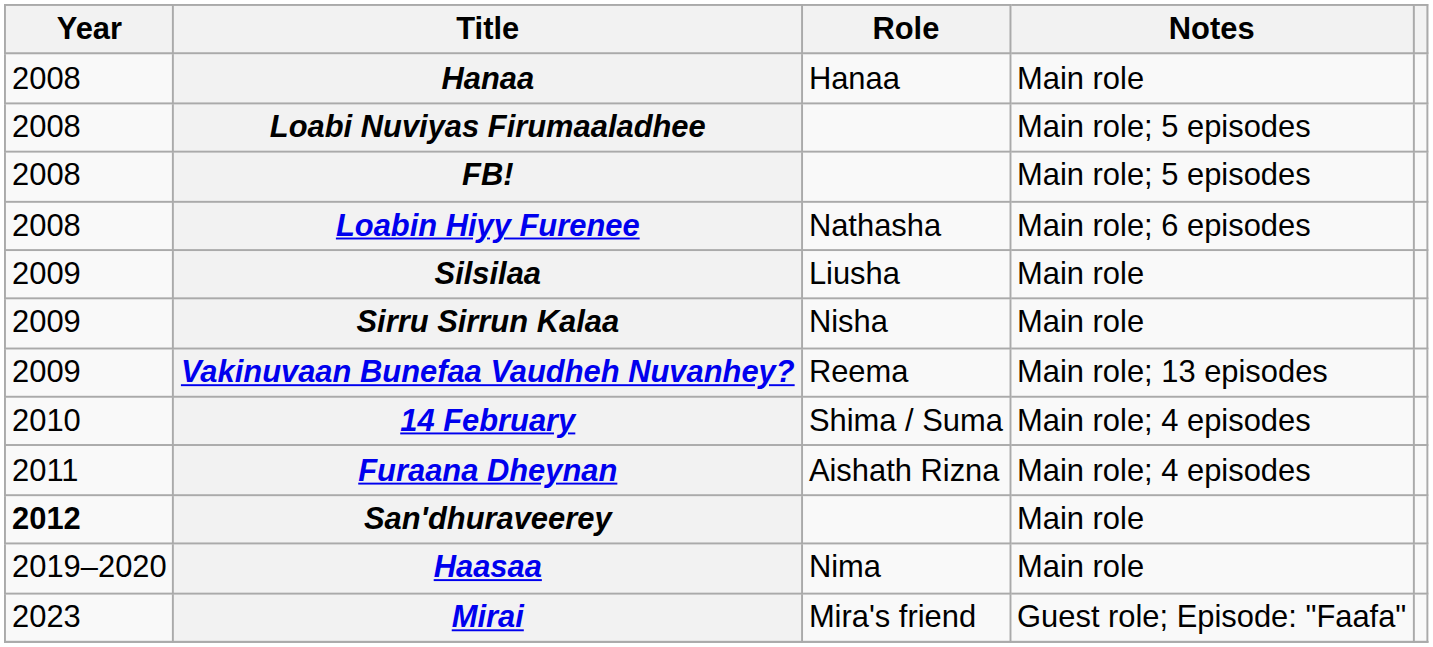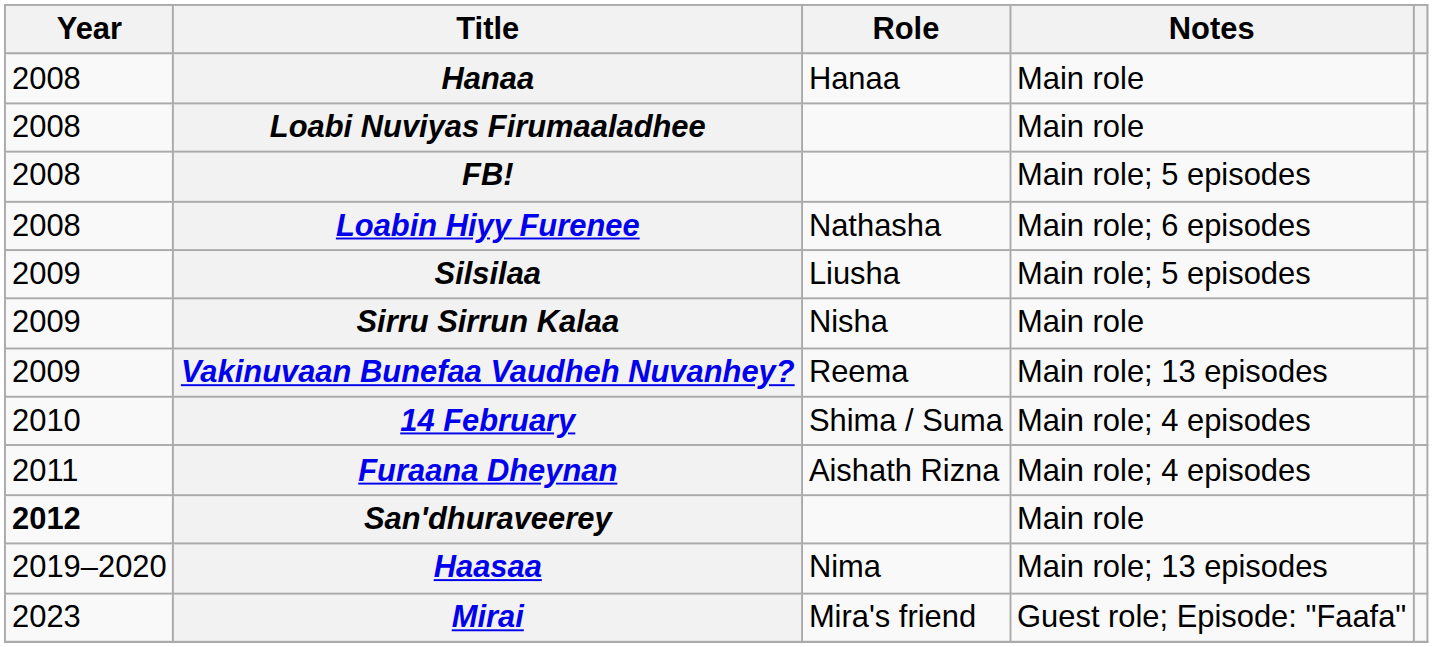(1164, 126) Main role; 5 episodes -> (1081, 126) Main role
(1081, 273) Main role -> (1164, 273) Main role; 5 episodes
(1081, 567) Main role -> (1172, 567) Main role; 13 episodes
